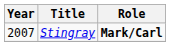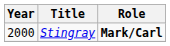(21, 32) 2007 -> (21, 32) 2000
